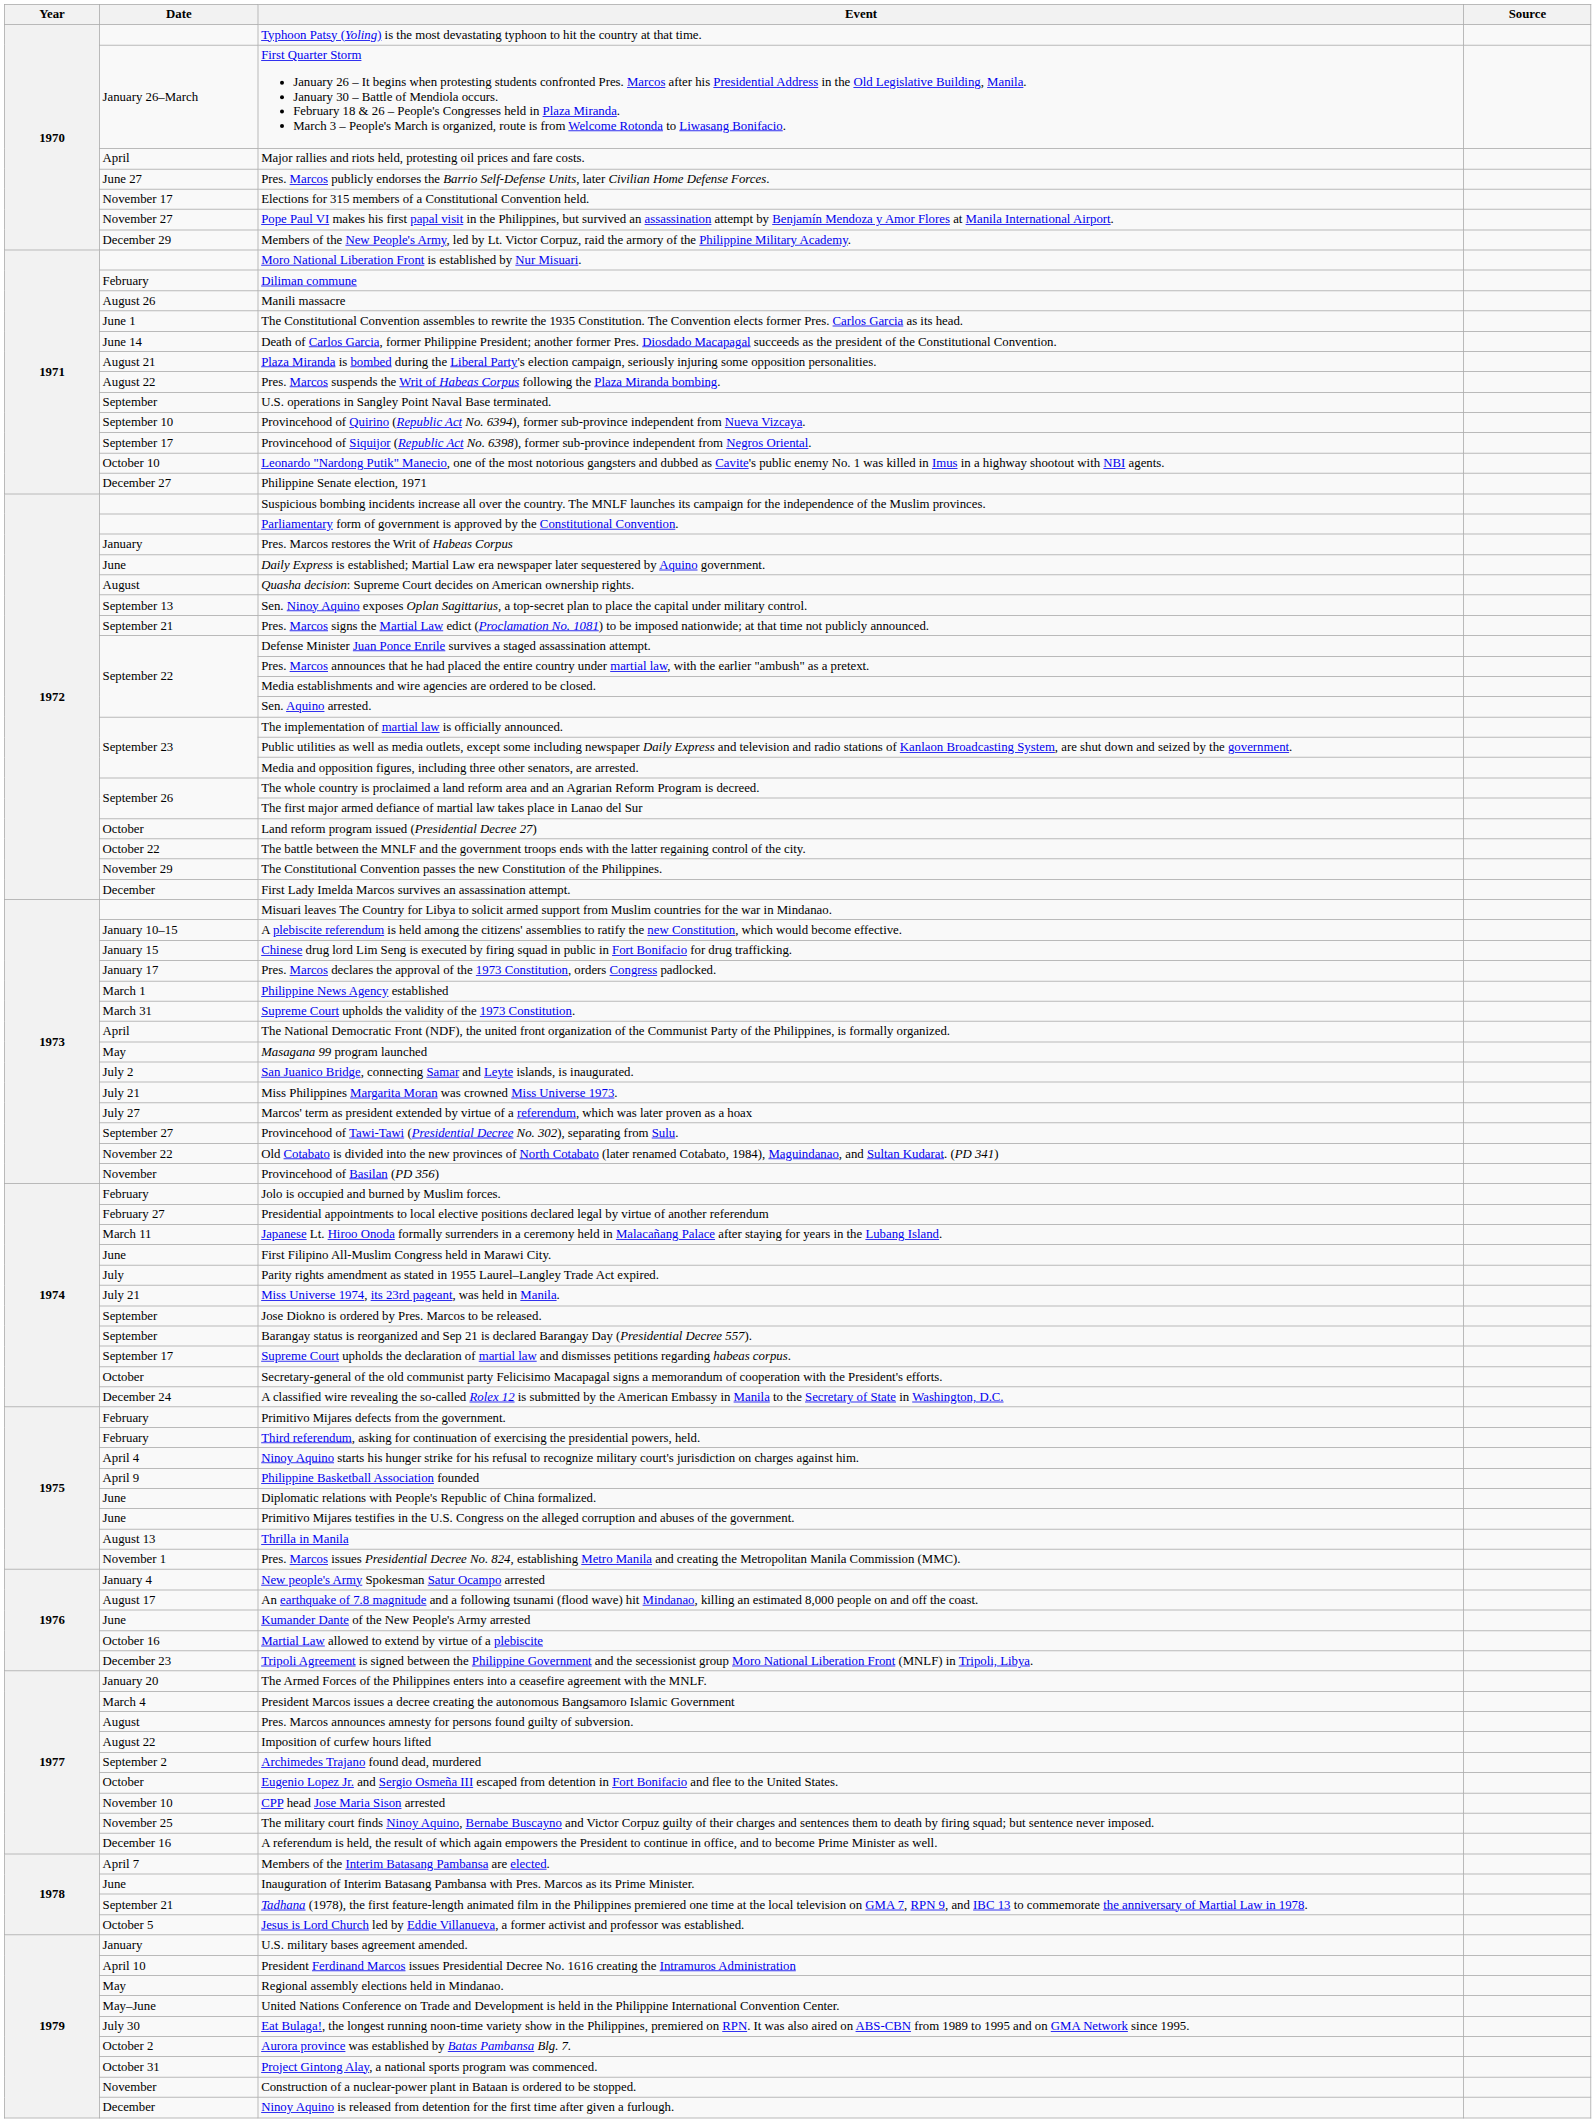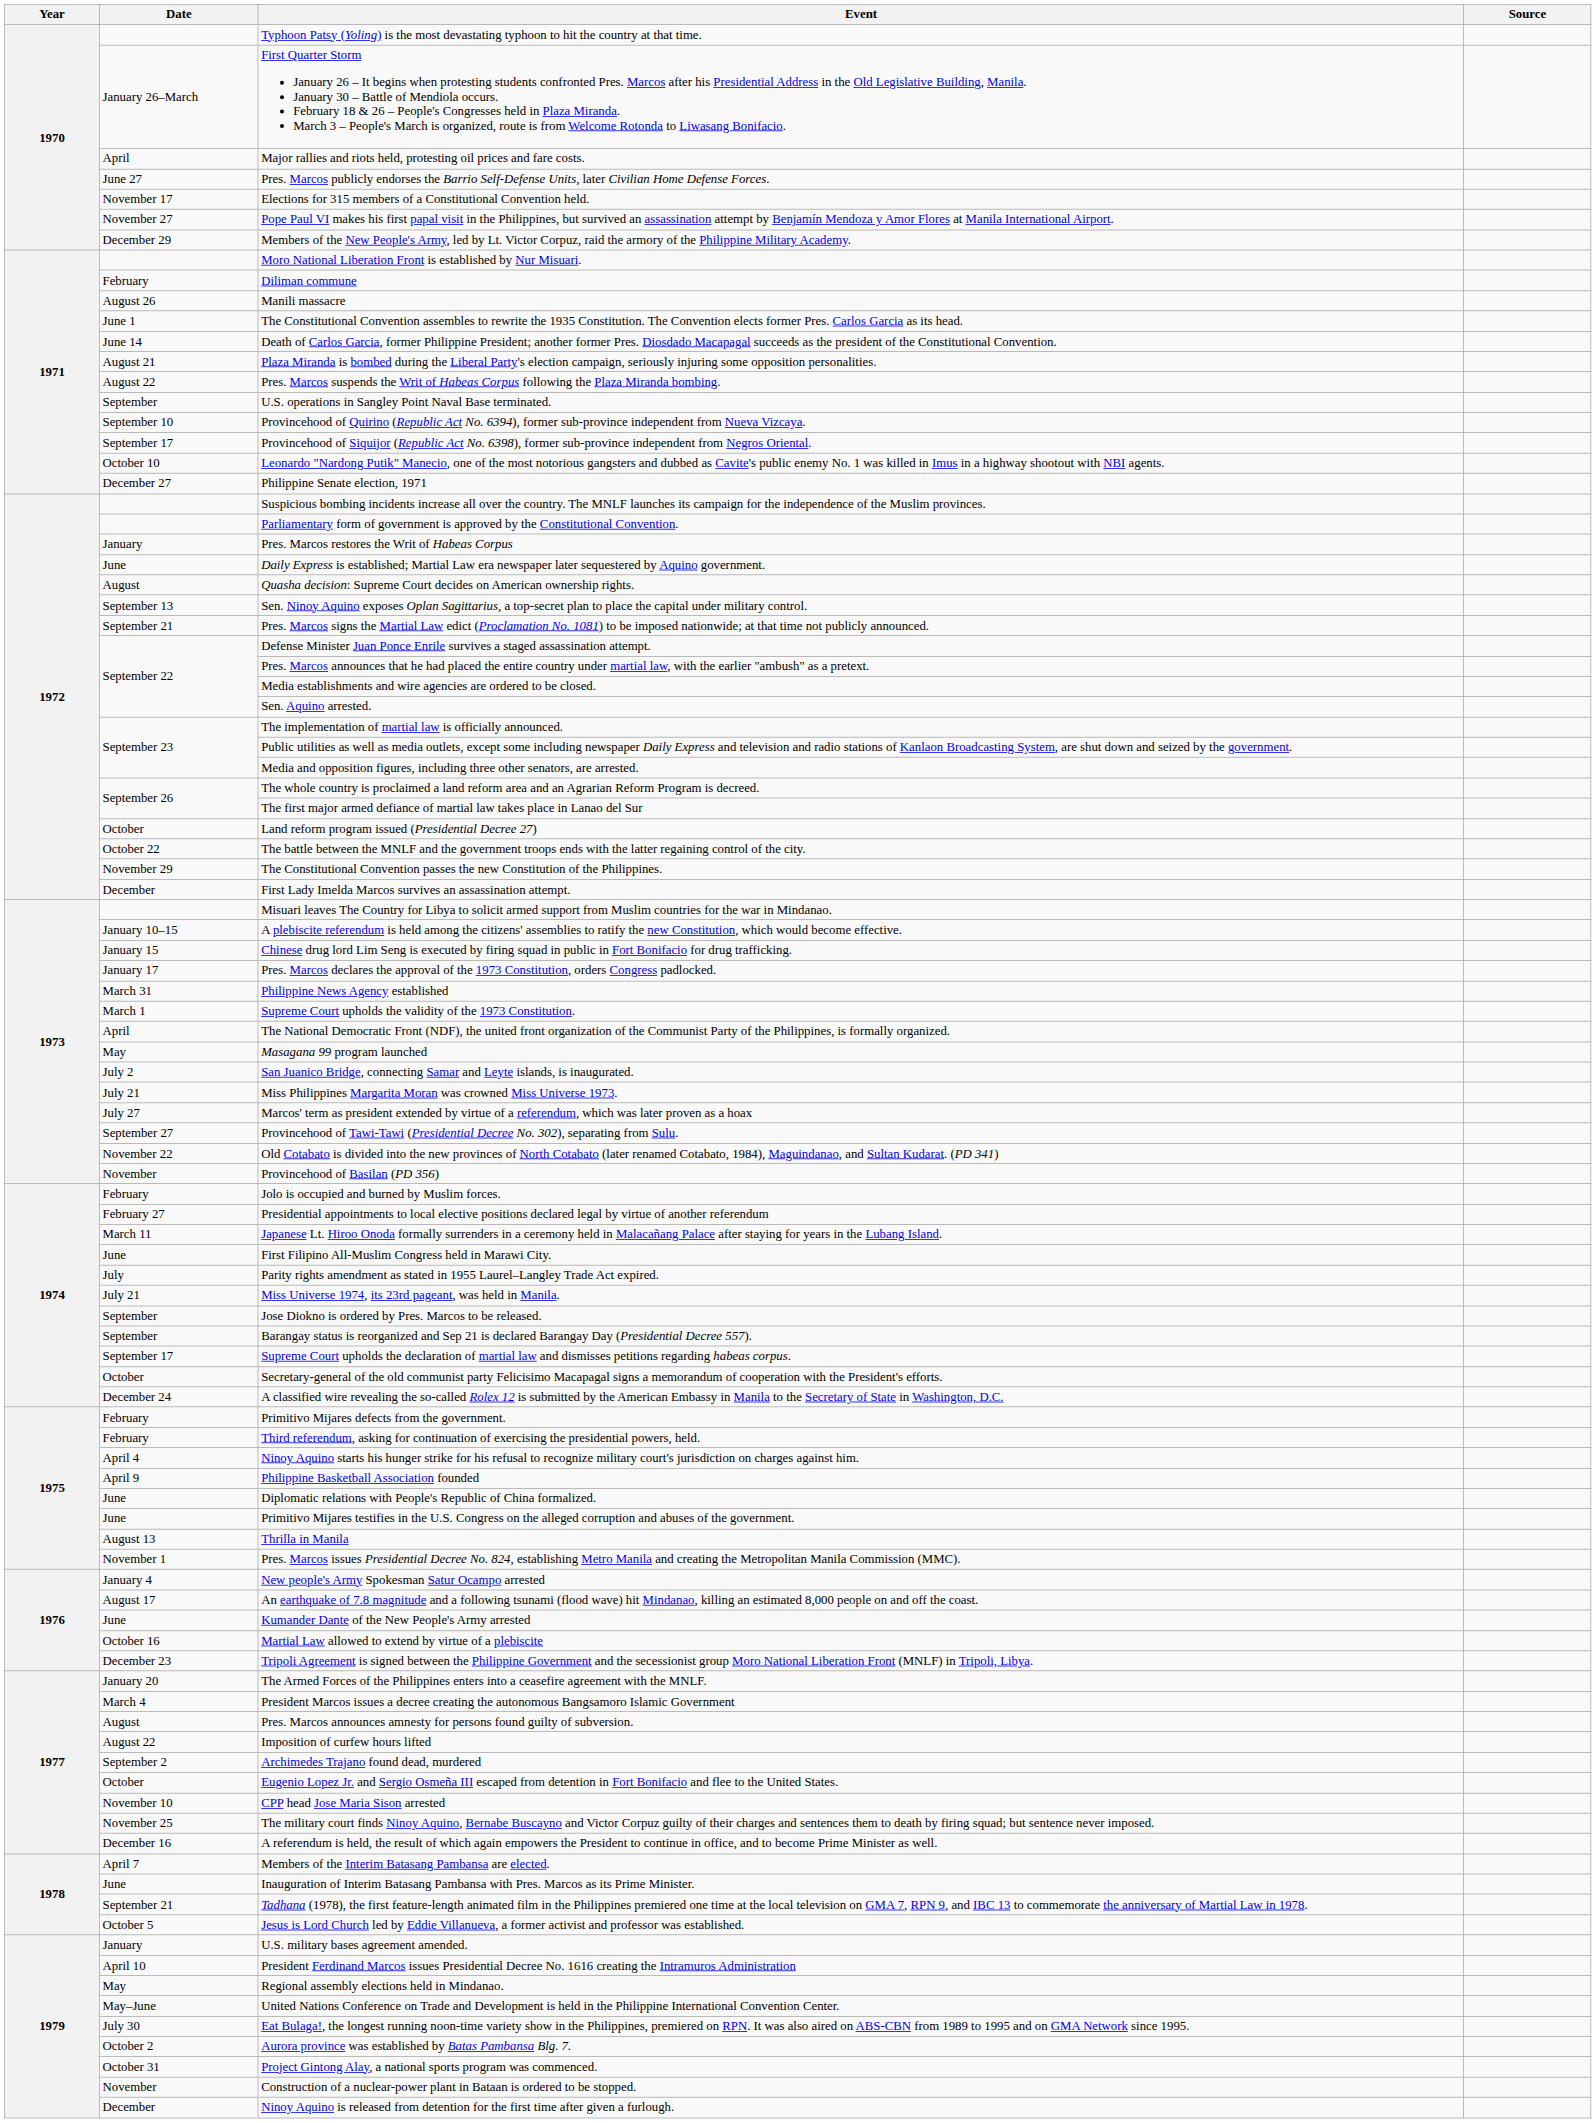(124, 991) March 1 -> (127, 991) March 31
(127, 1011) March 31 -> (124, 1011) March 1
